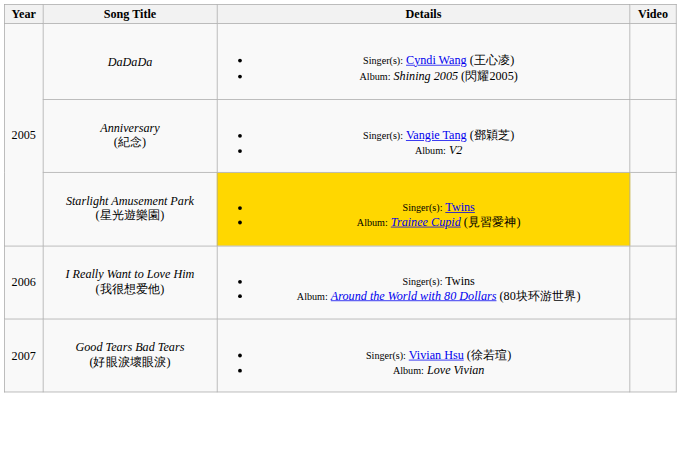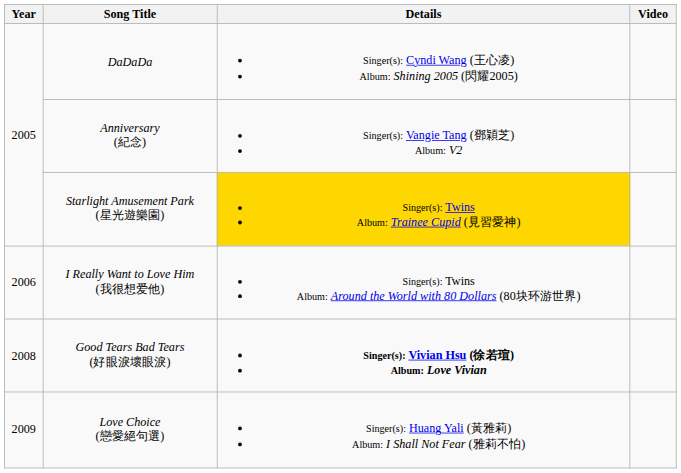(24, 355) 2007 -> (24, 355) 2008
(423, 362) normal -> (423, 362) bold
+ row: (130, 429)
